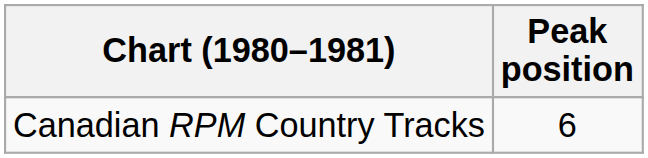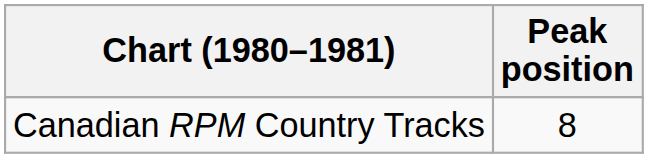(567, 124) 6 -> (567, 124) 8
